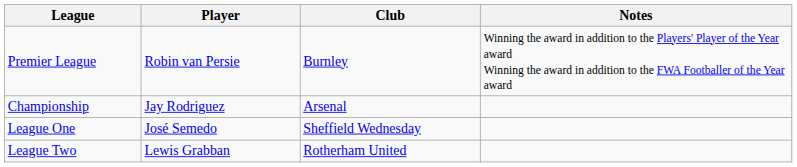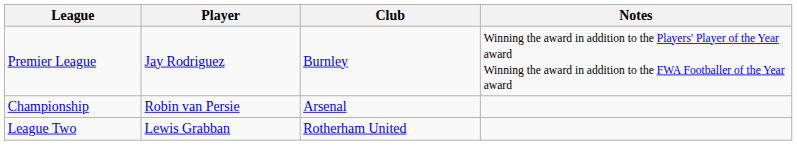(192, 61) Robin van Persie -> (185, 61) Jay Rodriguez
(185, 106) Jay Rodriguez -> (192, 106) Robin van Persie
- row: (41, 128)
